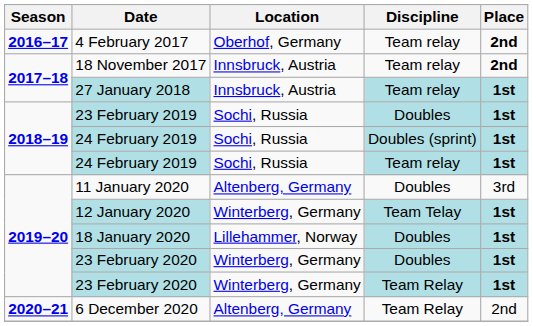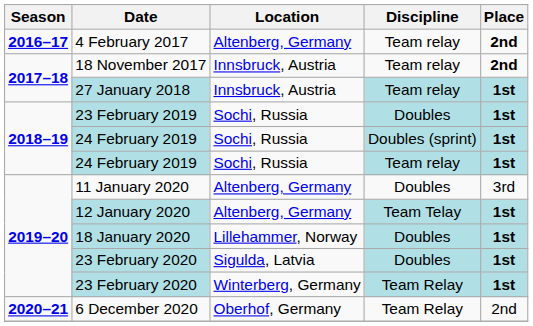(277, 41) Oberhof, Germany -> (282, 41) Altenberg, Germany
(287, 212) Winterberg, Germany -> (282, 212) Altenberg, Germany
(287, 261) Winterberg, Germany -> (264, 261) Sigulda, Latvia
(282, 309) Altenberg, Germany -> (277, 309) Oberhof, Germany
